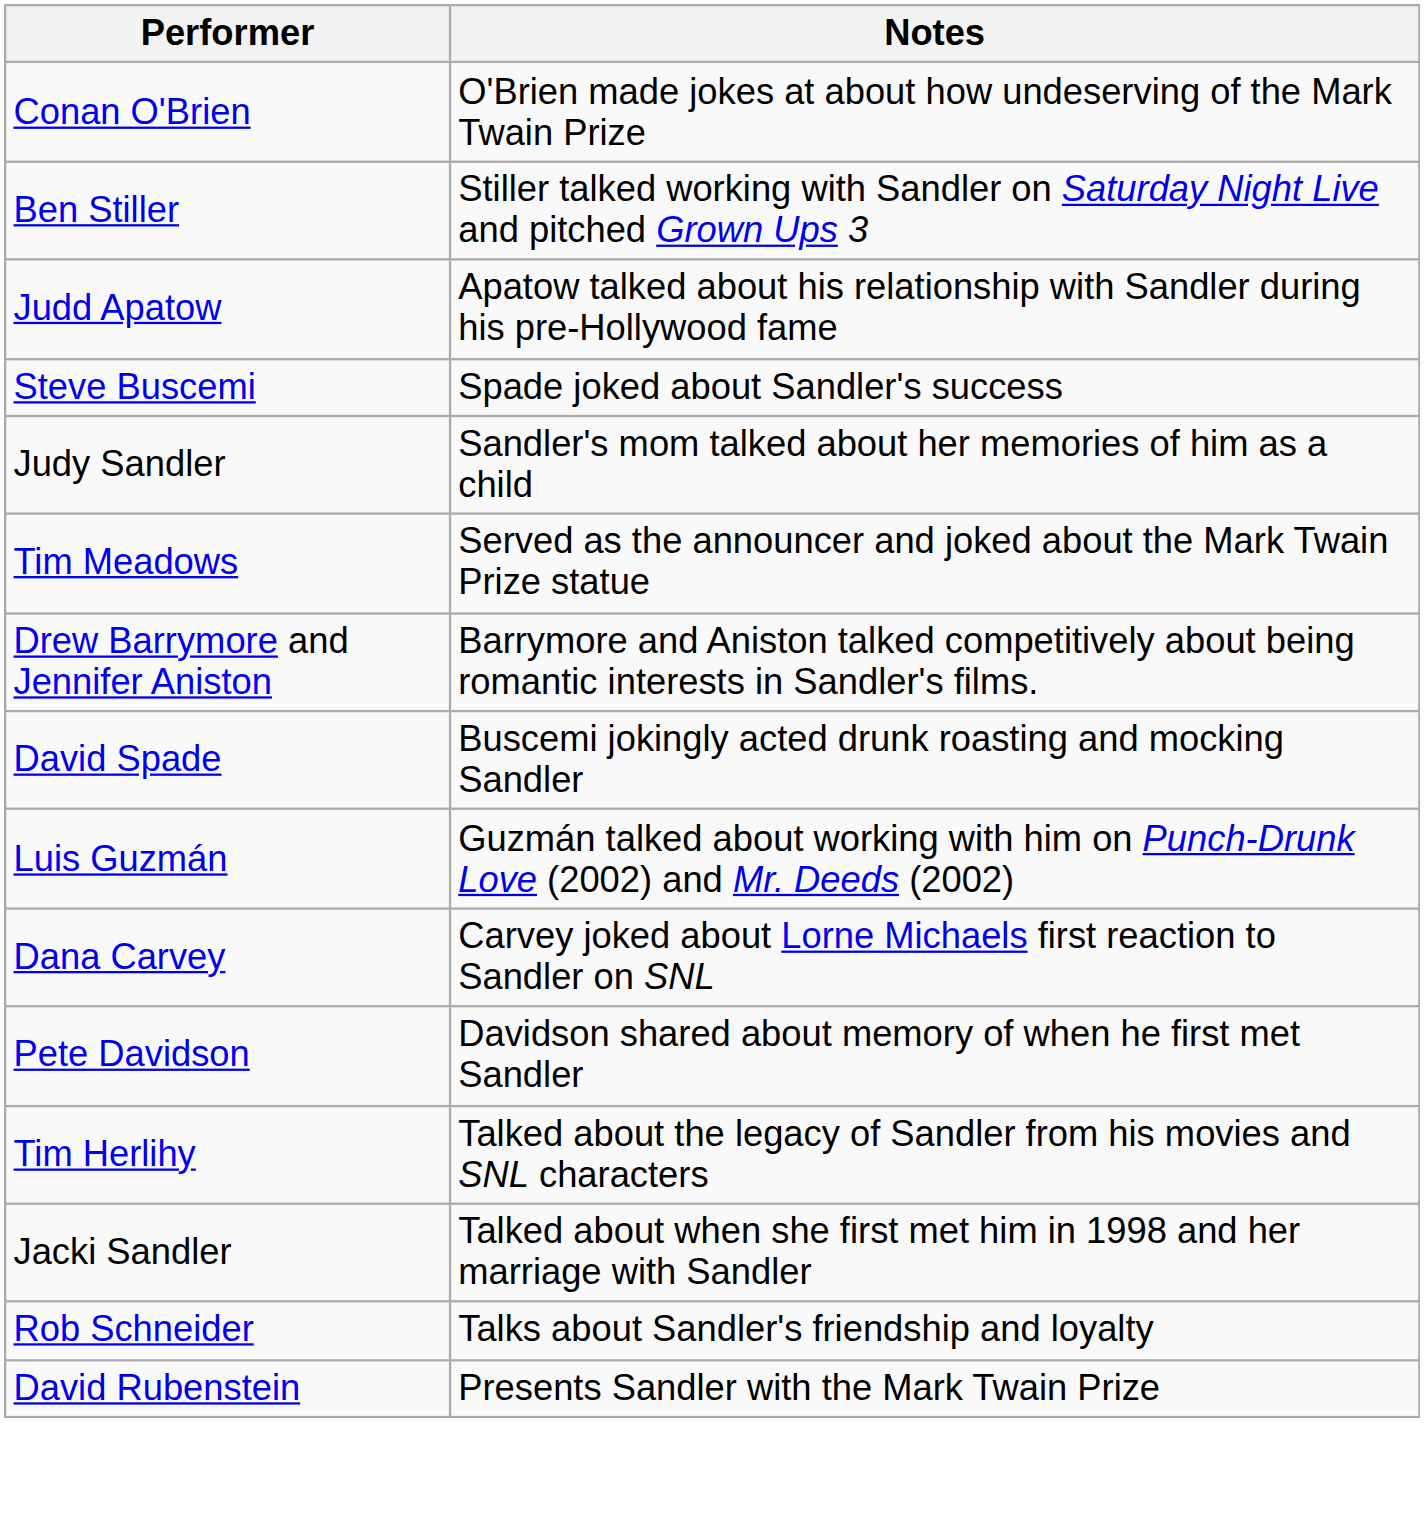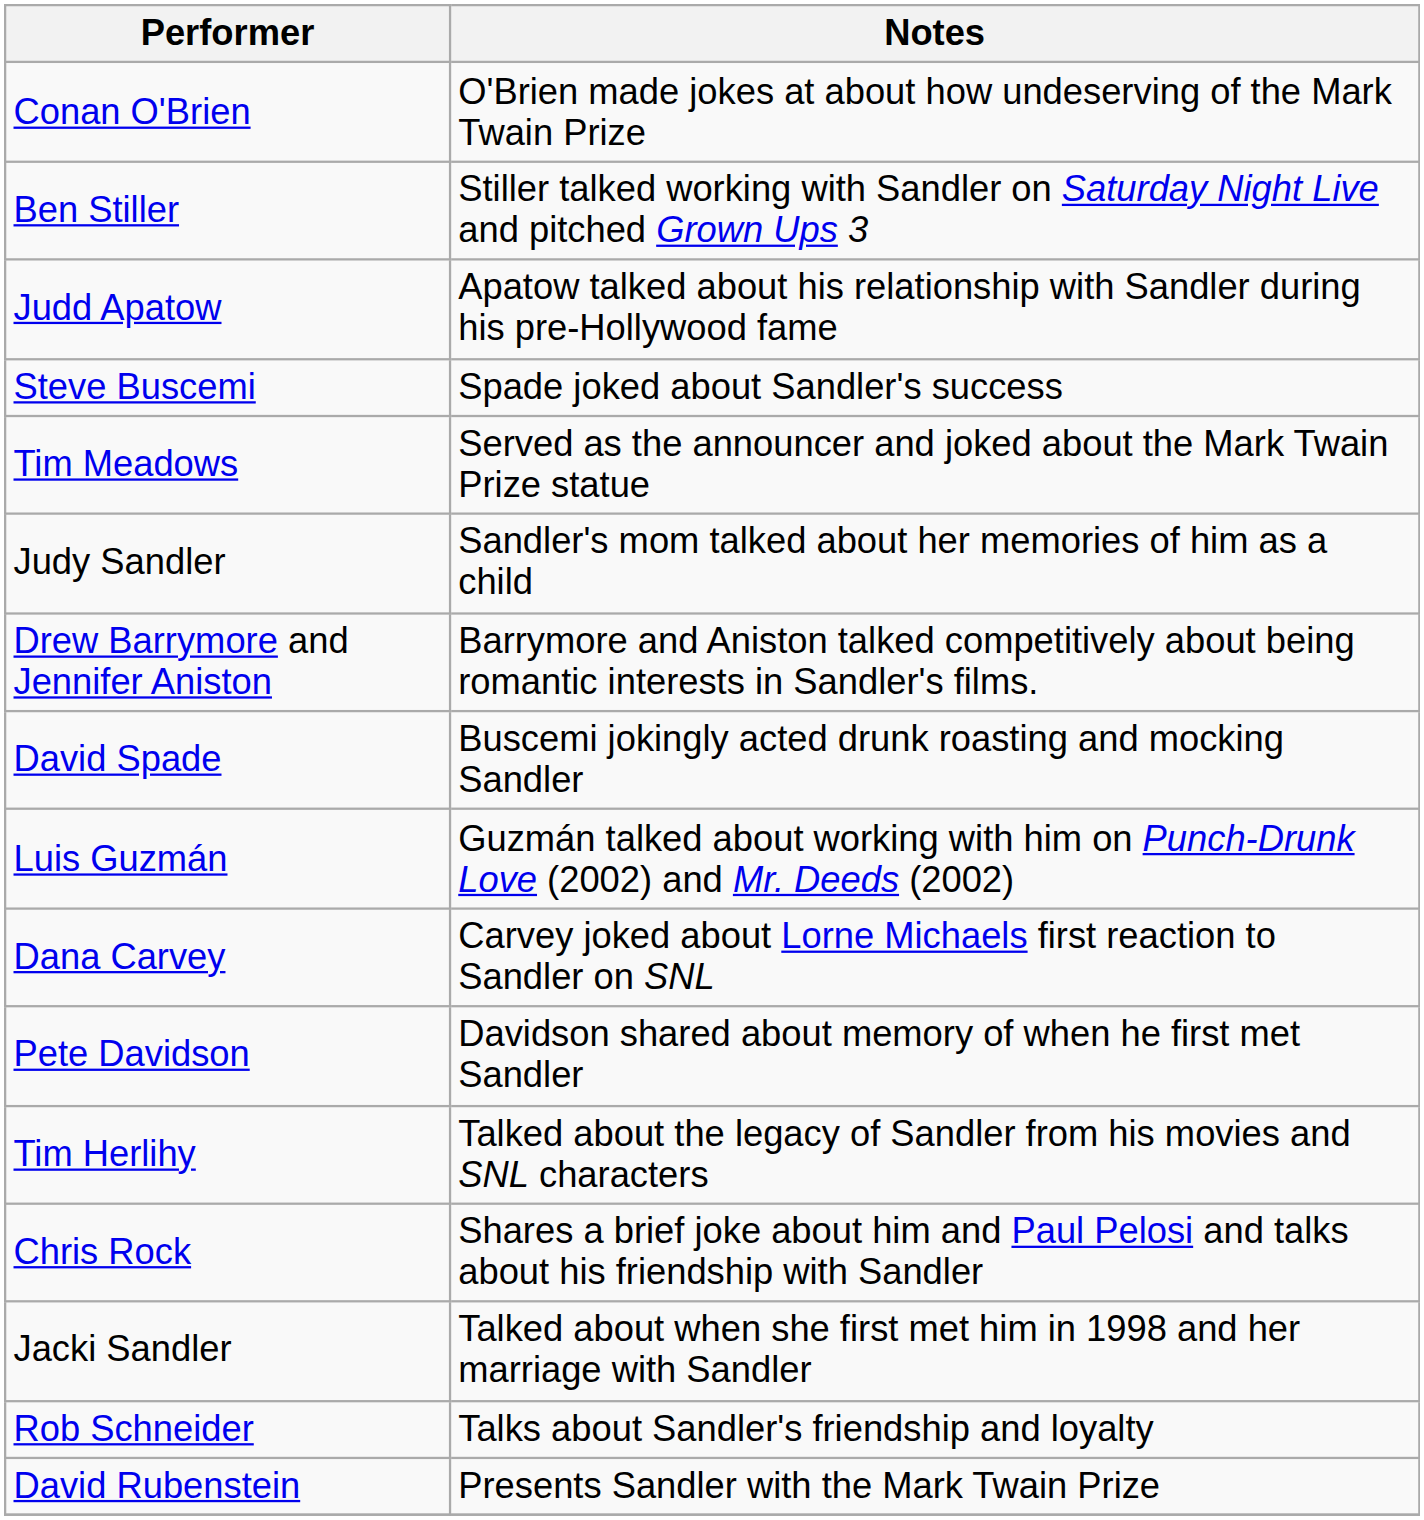rows swapped: (120, 464) <-> (126, 562)
+ row: (102, 1252)
